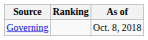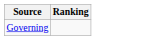- column: (117, 12)
